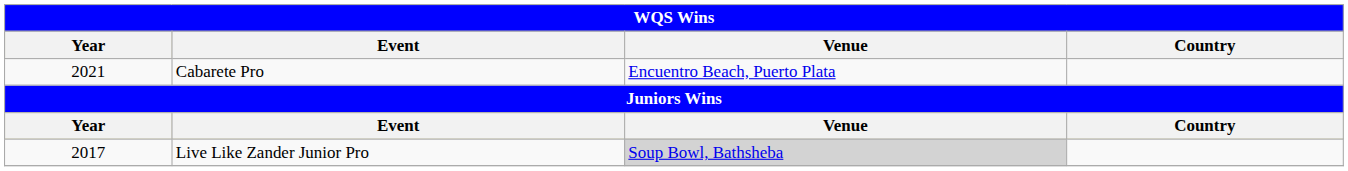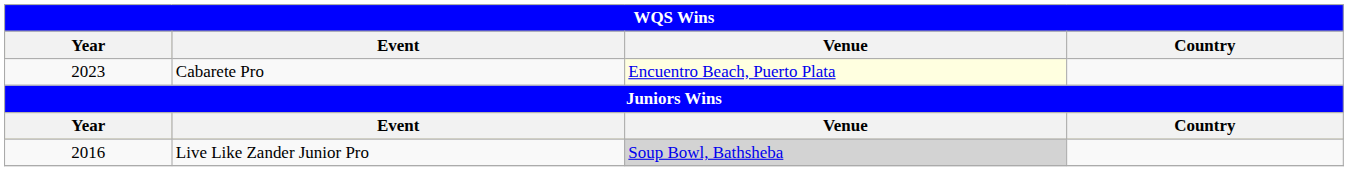(88, 71) 2021 -> (88, 71) 2023
(732, 71) no background -> (732, 71) lightyellow background
(88, 152) 2017 -> (88, 152) 2016
